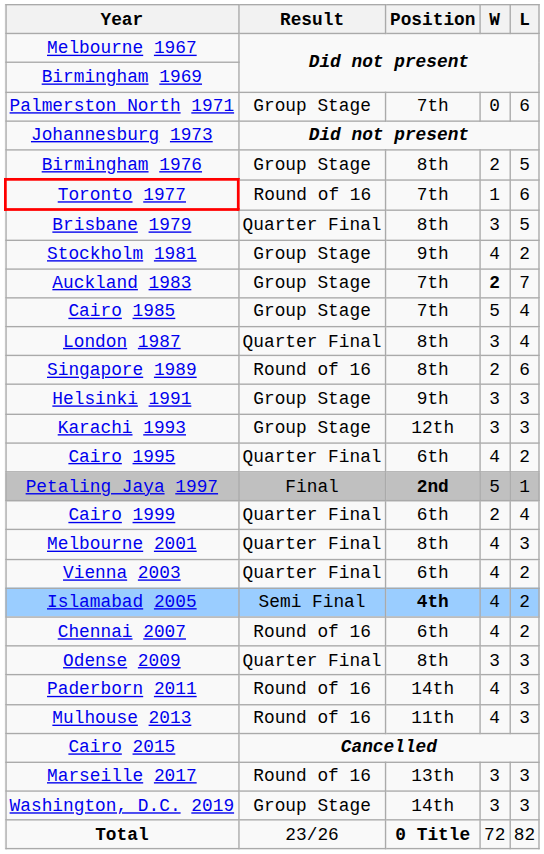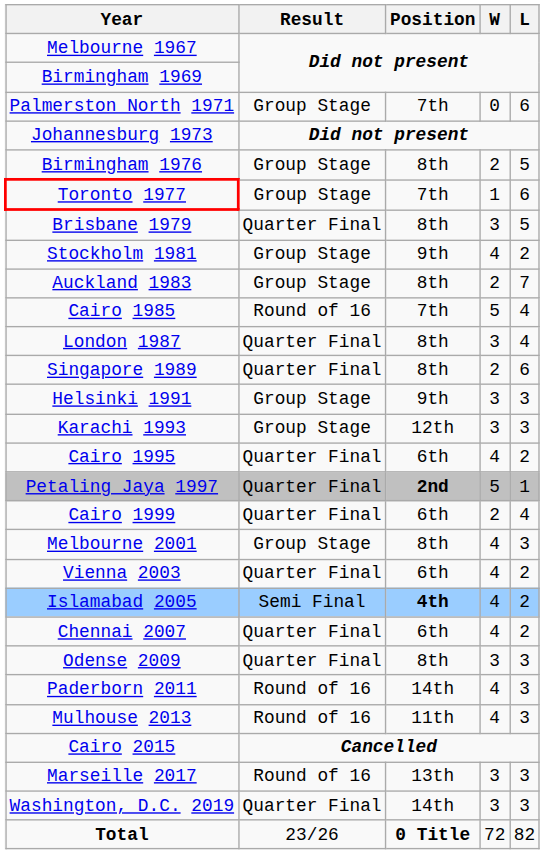(312, 195) Round of 16 -> (312, 195) Group Stage
(433, 283) 7th -> (433, 283) 8th
(495, 283) bold -> (495, 283) normal
(312, 312) Group Stage -> (312, 312) Round of 16
(312, 370) Round of 16 -> (312, 370) Quarter Final
(312, 486) Final -> (312, 486) Quarter Final
(312, 544) Quarter Final -> (312, 544) Group Stage
(312, 632) Round of 16 -> (312, 632) Quarter Final
(312, 806) Group Stage -> (312, 806) Quarter Final
